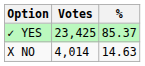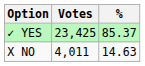(72, 52) 4,014 -> (72, 52) 4,011
